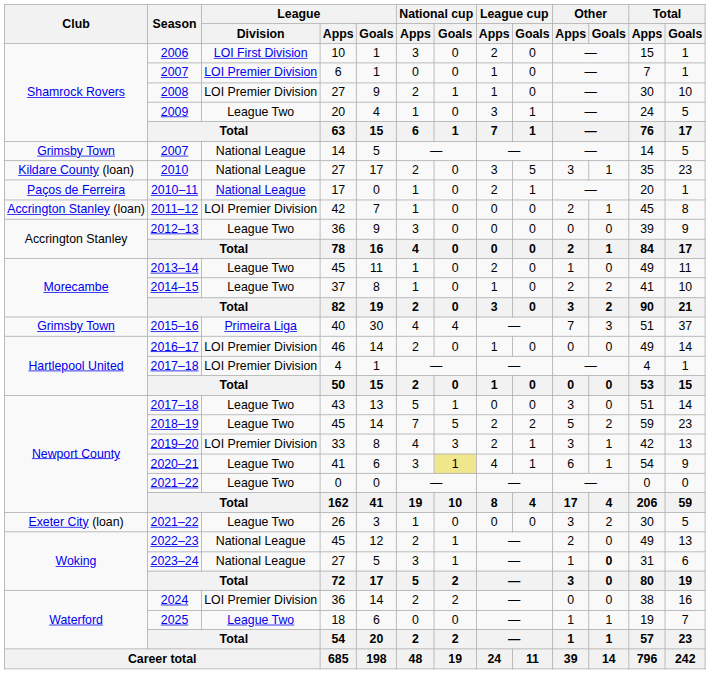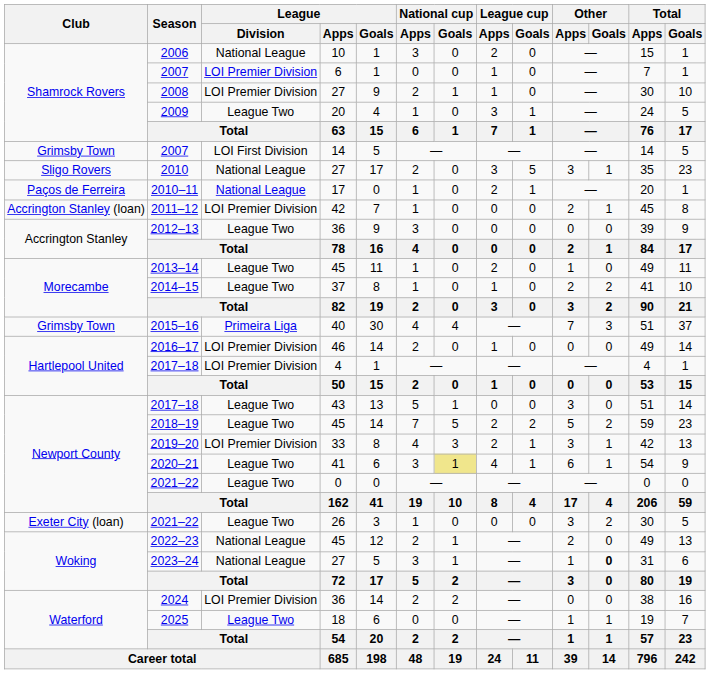(261, 53) LOI First Division -> (261, 53) National League
(261, 151) National League -> (261, 151) LOI First Division
(76, 170) Kildare County (loan) -> (76, 170) Sligo Rovers
